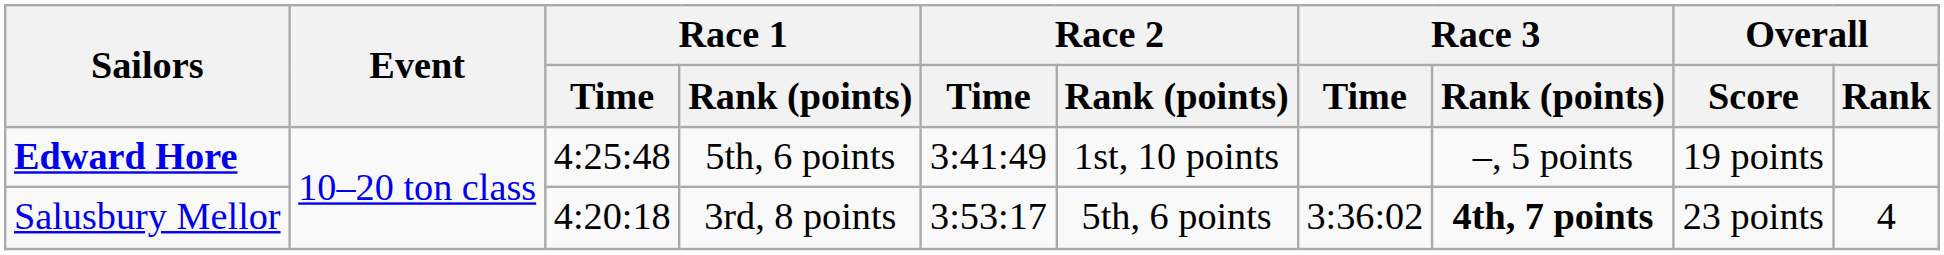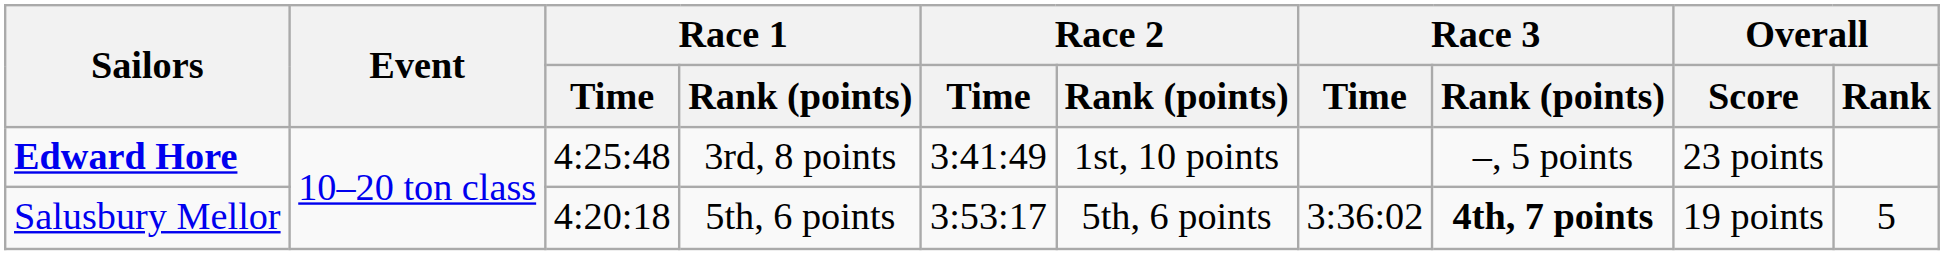(800, 156) 5th, 6 points -> (800, 156) 3rd, 8 points
(1753, 156) 19 points -> (1753, 156) 23 points
(800, 216) 3rd, 8 points -> (800, 216) 5th, 6 points
(1753, 216) 23 points -> (1753, 216) 19 points
(1886, 216) 4 -> (1886, 216) 5
